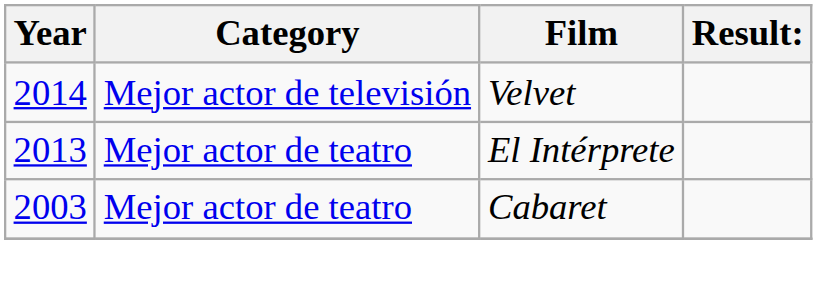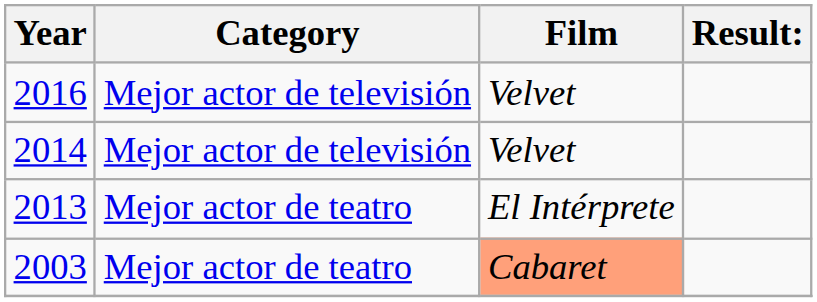+ row: (50, 91)
(547, 207) no background -> (547, 265) lightsalmon background
